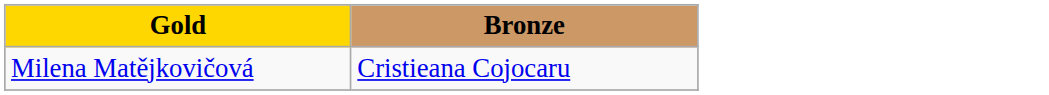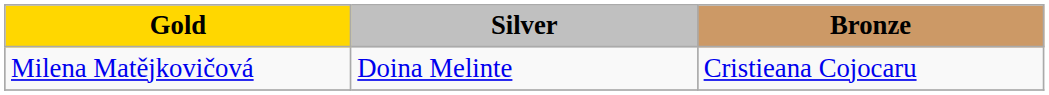+ column: (524, 25)
